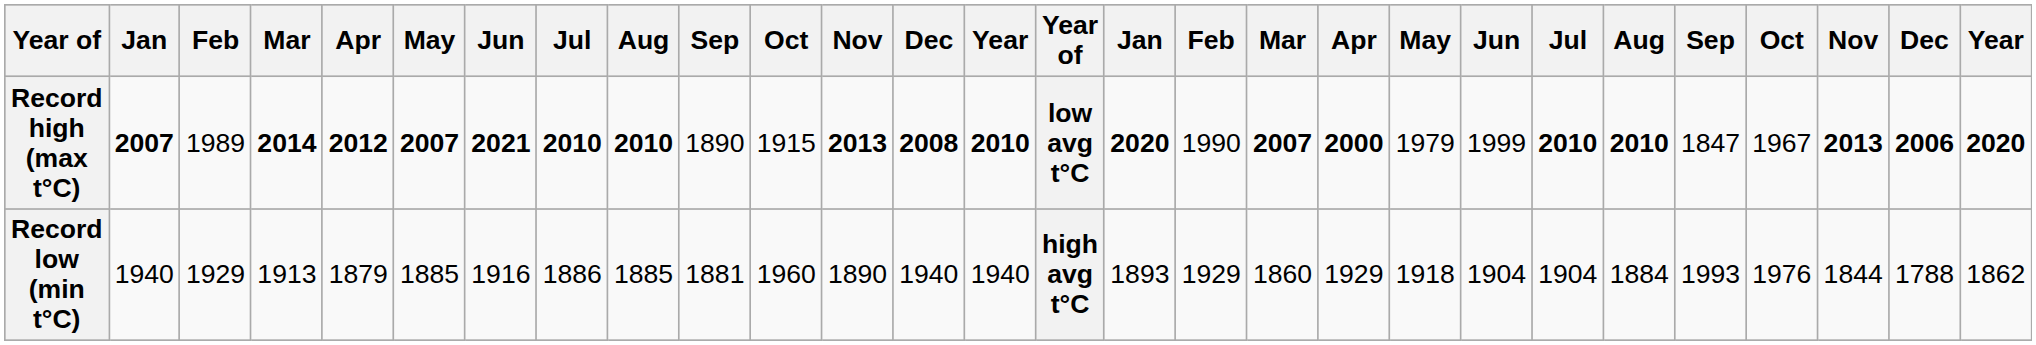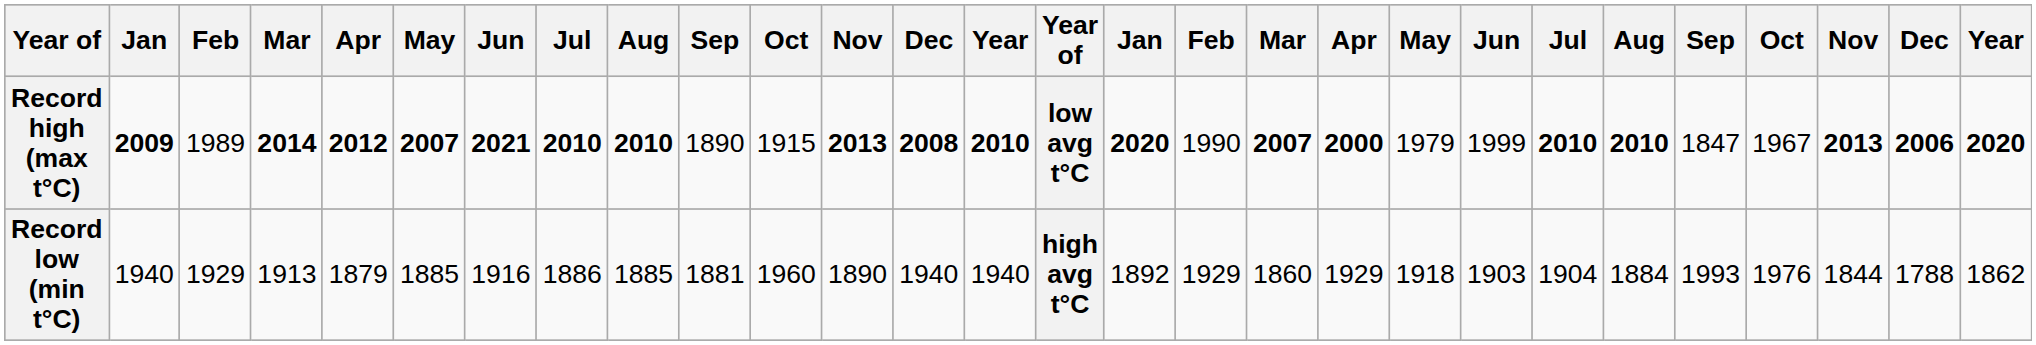(144, 142) 2007 -> (144, 142) 2009
(1140, 274) 1893 -> (1140, 274) 1892
(1497, 274) 1904 -> (1497, 274) 1903
